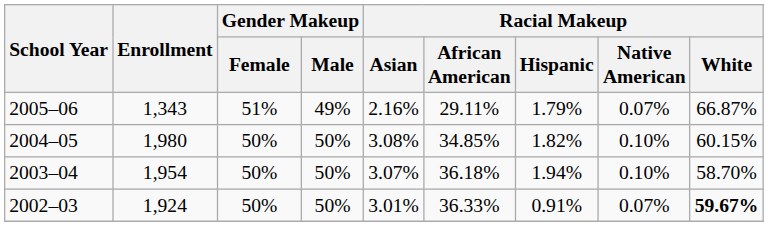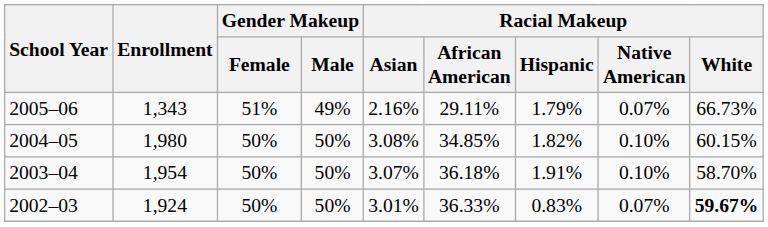(727, 108) 66.87% -> (727, 108) 66.73%
(557, 173) 1.94% -> (557, 173) 1.91%
(557, 205) 0.91% -> (557, 205) 0.83%
